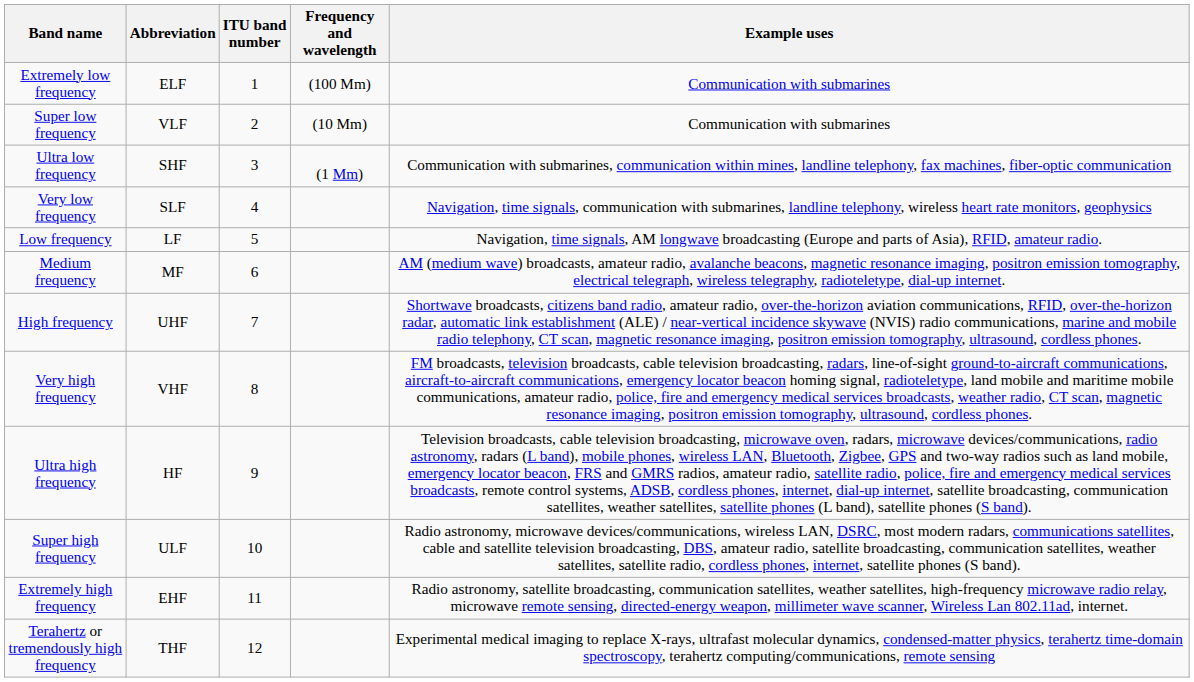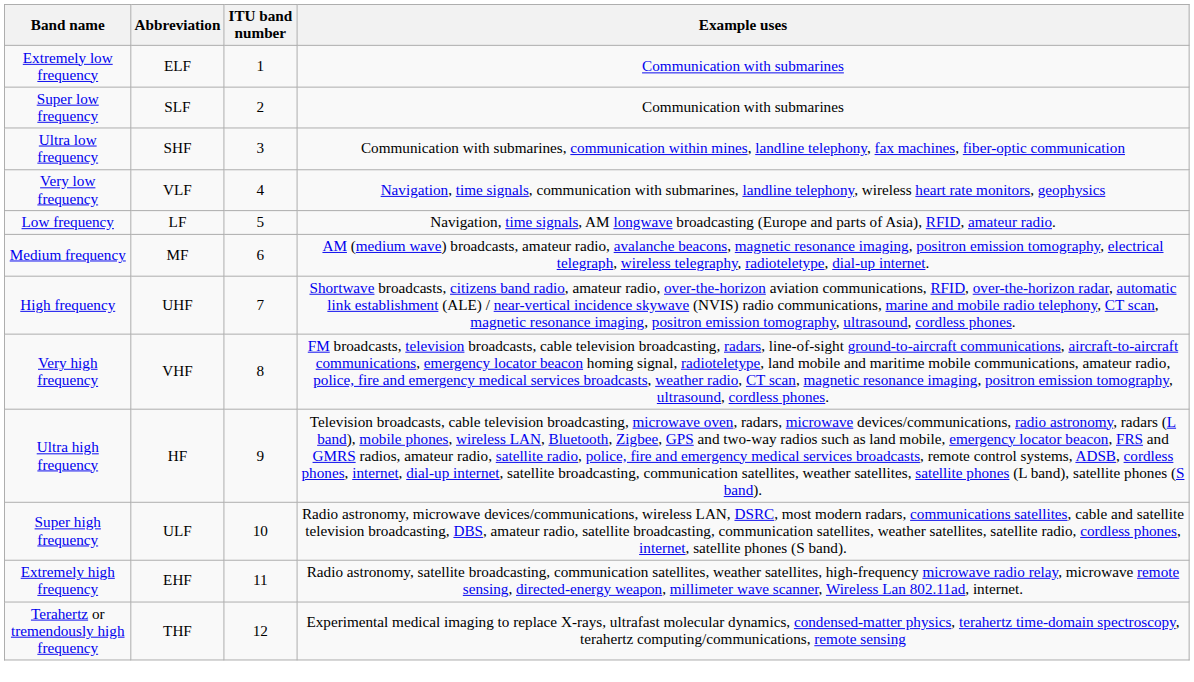- column: (340, 33)
(173, 124) VLF -> (177, 107) SLF
(173, 207) SLF -> (177, 189) VLF
